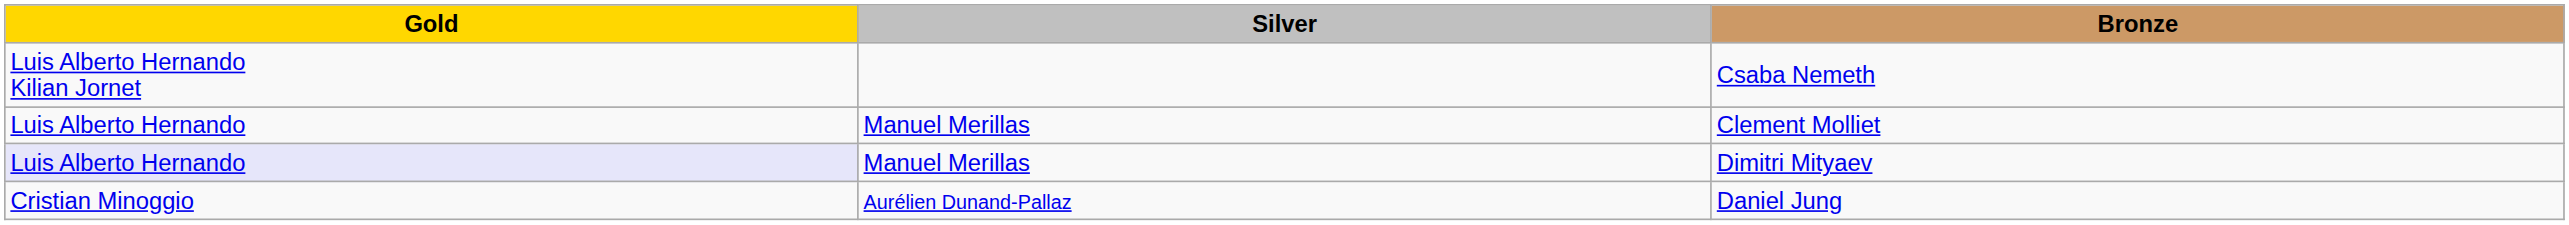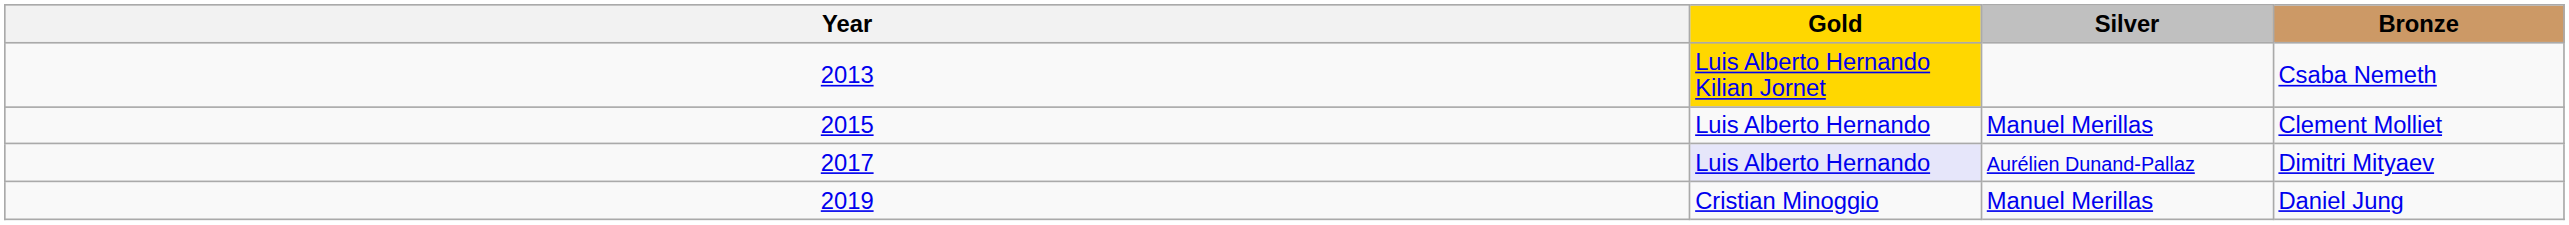+ column: (847, 24)
(128, 75) no background -> (1813, 75) gold background
(947, 163) Manuel Merillas -> (2091, 165) Aurélien Dunand-Pallaz
(968, 202) Aurélien Dunand-Pallaz -> (2070, 201) Manuel Merillas
